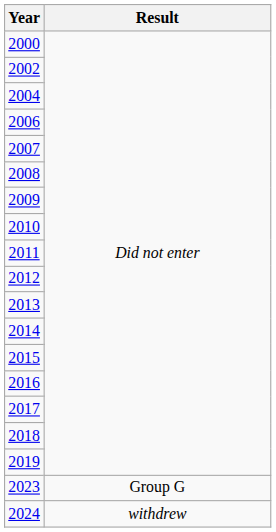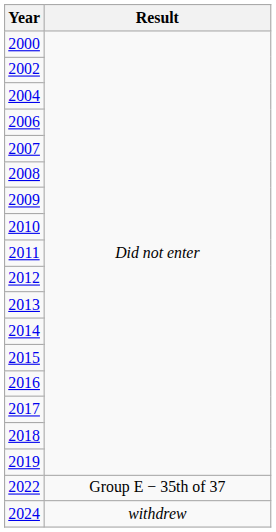+ row: (24, 488)
- row: (24, 488)
